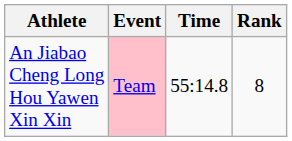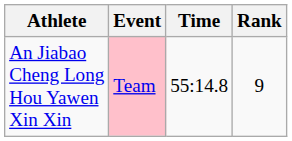(259, 86) 8 -> (259, 86) 9
